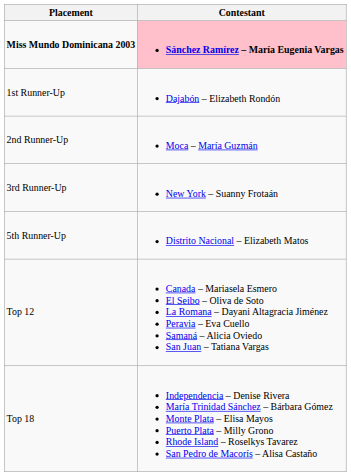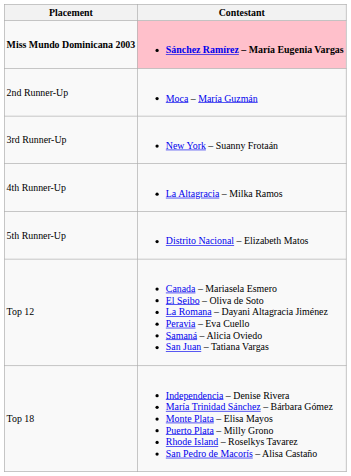- row: (36, 92)
+ row: (36, 188)
